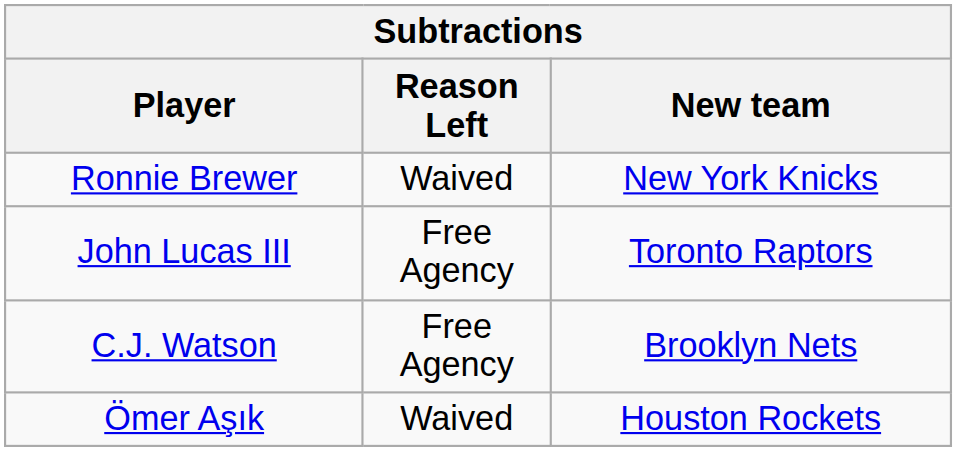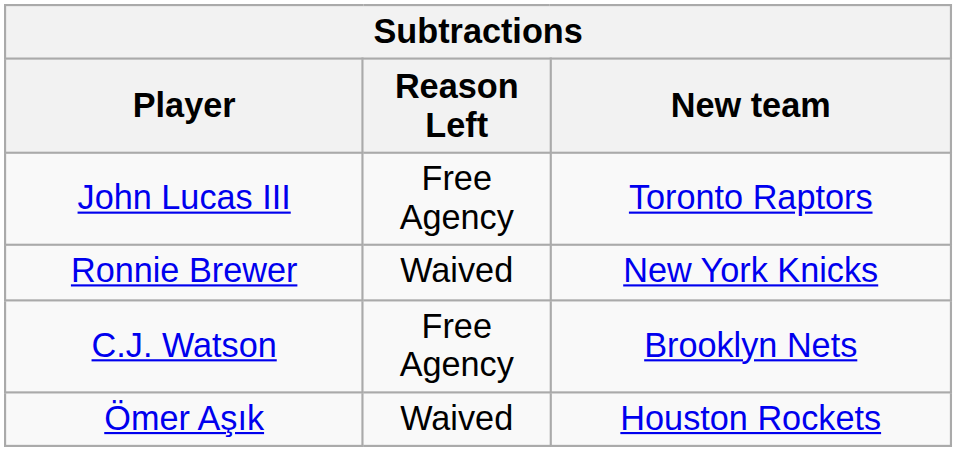rows swapped: (184, 178) <-> (184, 252)
